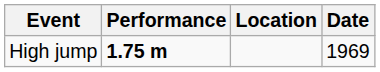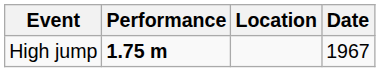(348, 51) 1969 -> (348, 51) 1967
